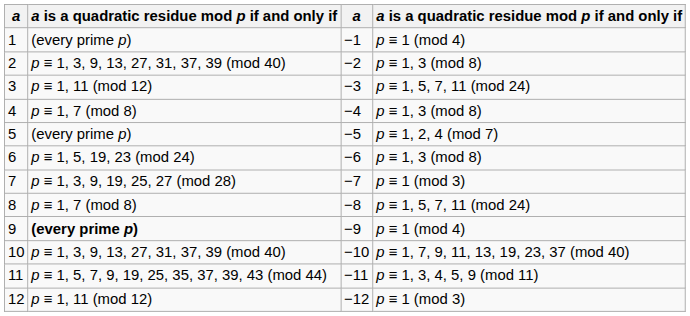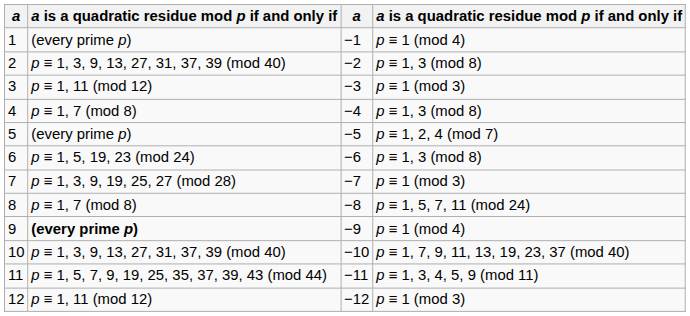(453, 87) p ≡ 1, 5, 7, 11 (mod 24) -> (421, 87) p ≡ 1 (mod 3)
